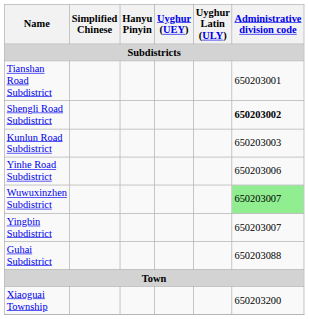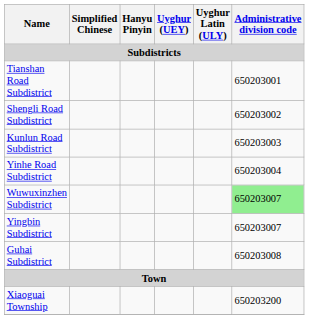(258, 114) bold -> (258, 114) normal
(258, 171) 650203006 -> (258, 171) 650203004
(258, 255) 650203088 -> (258, 255) 650203008
